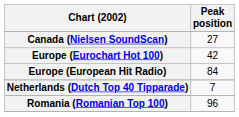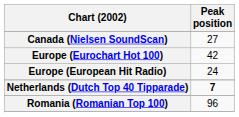(213, 71) 84 -> (213, 71) 24
(213, 87) normal -> (213, 87) bold
